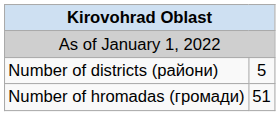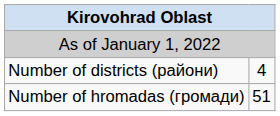(262, 70) 5 -> (262, 70) 4
